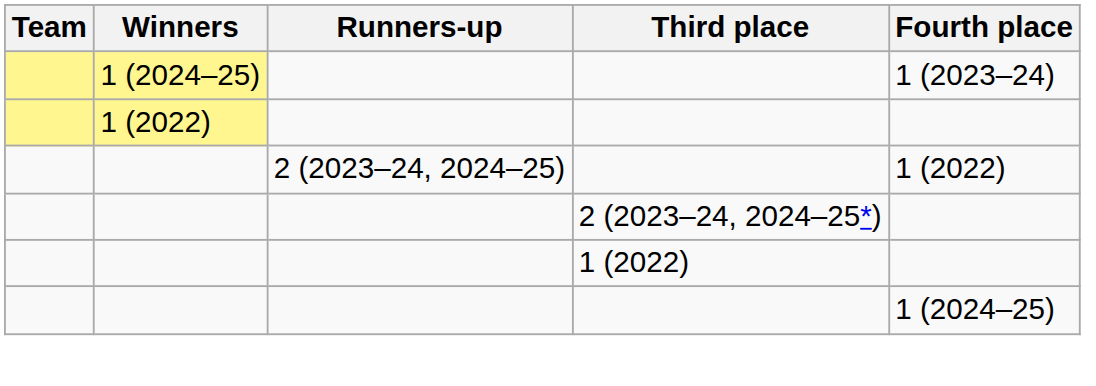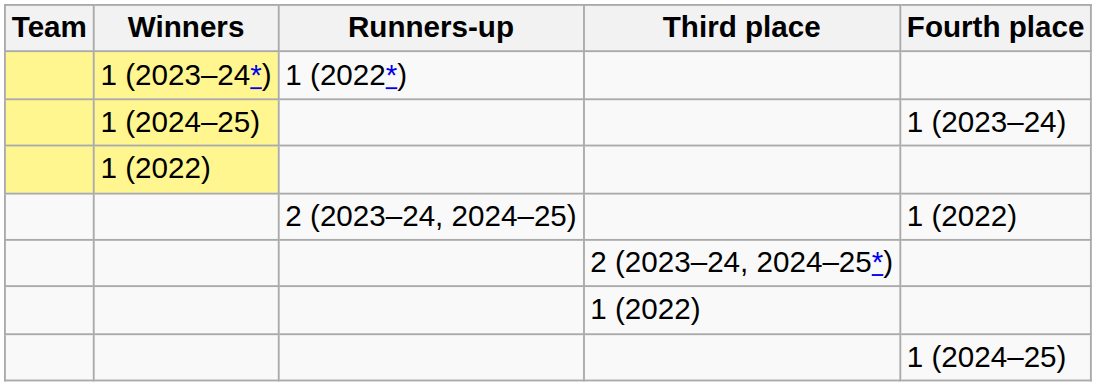+ row: (186, 74)
